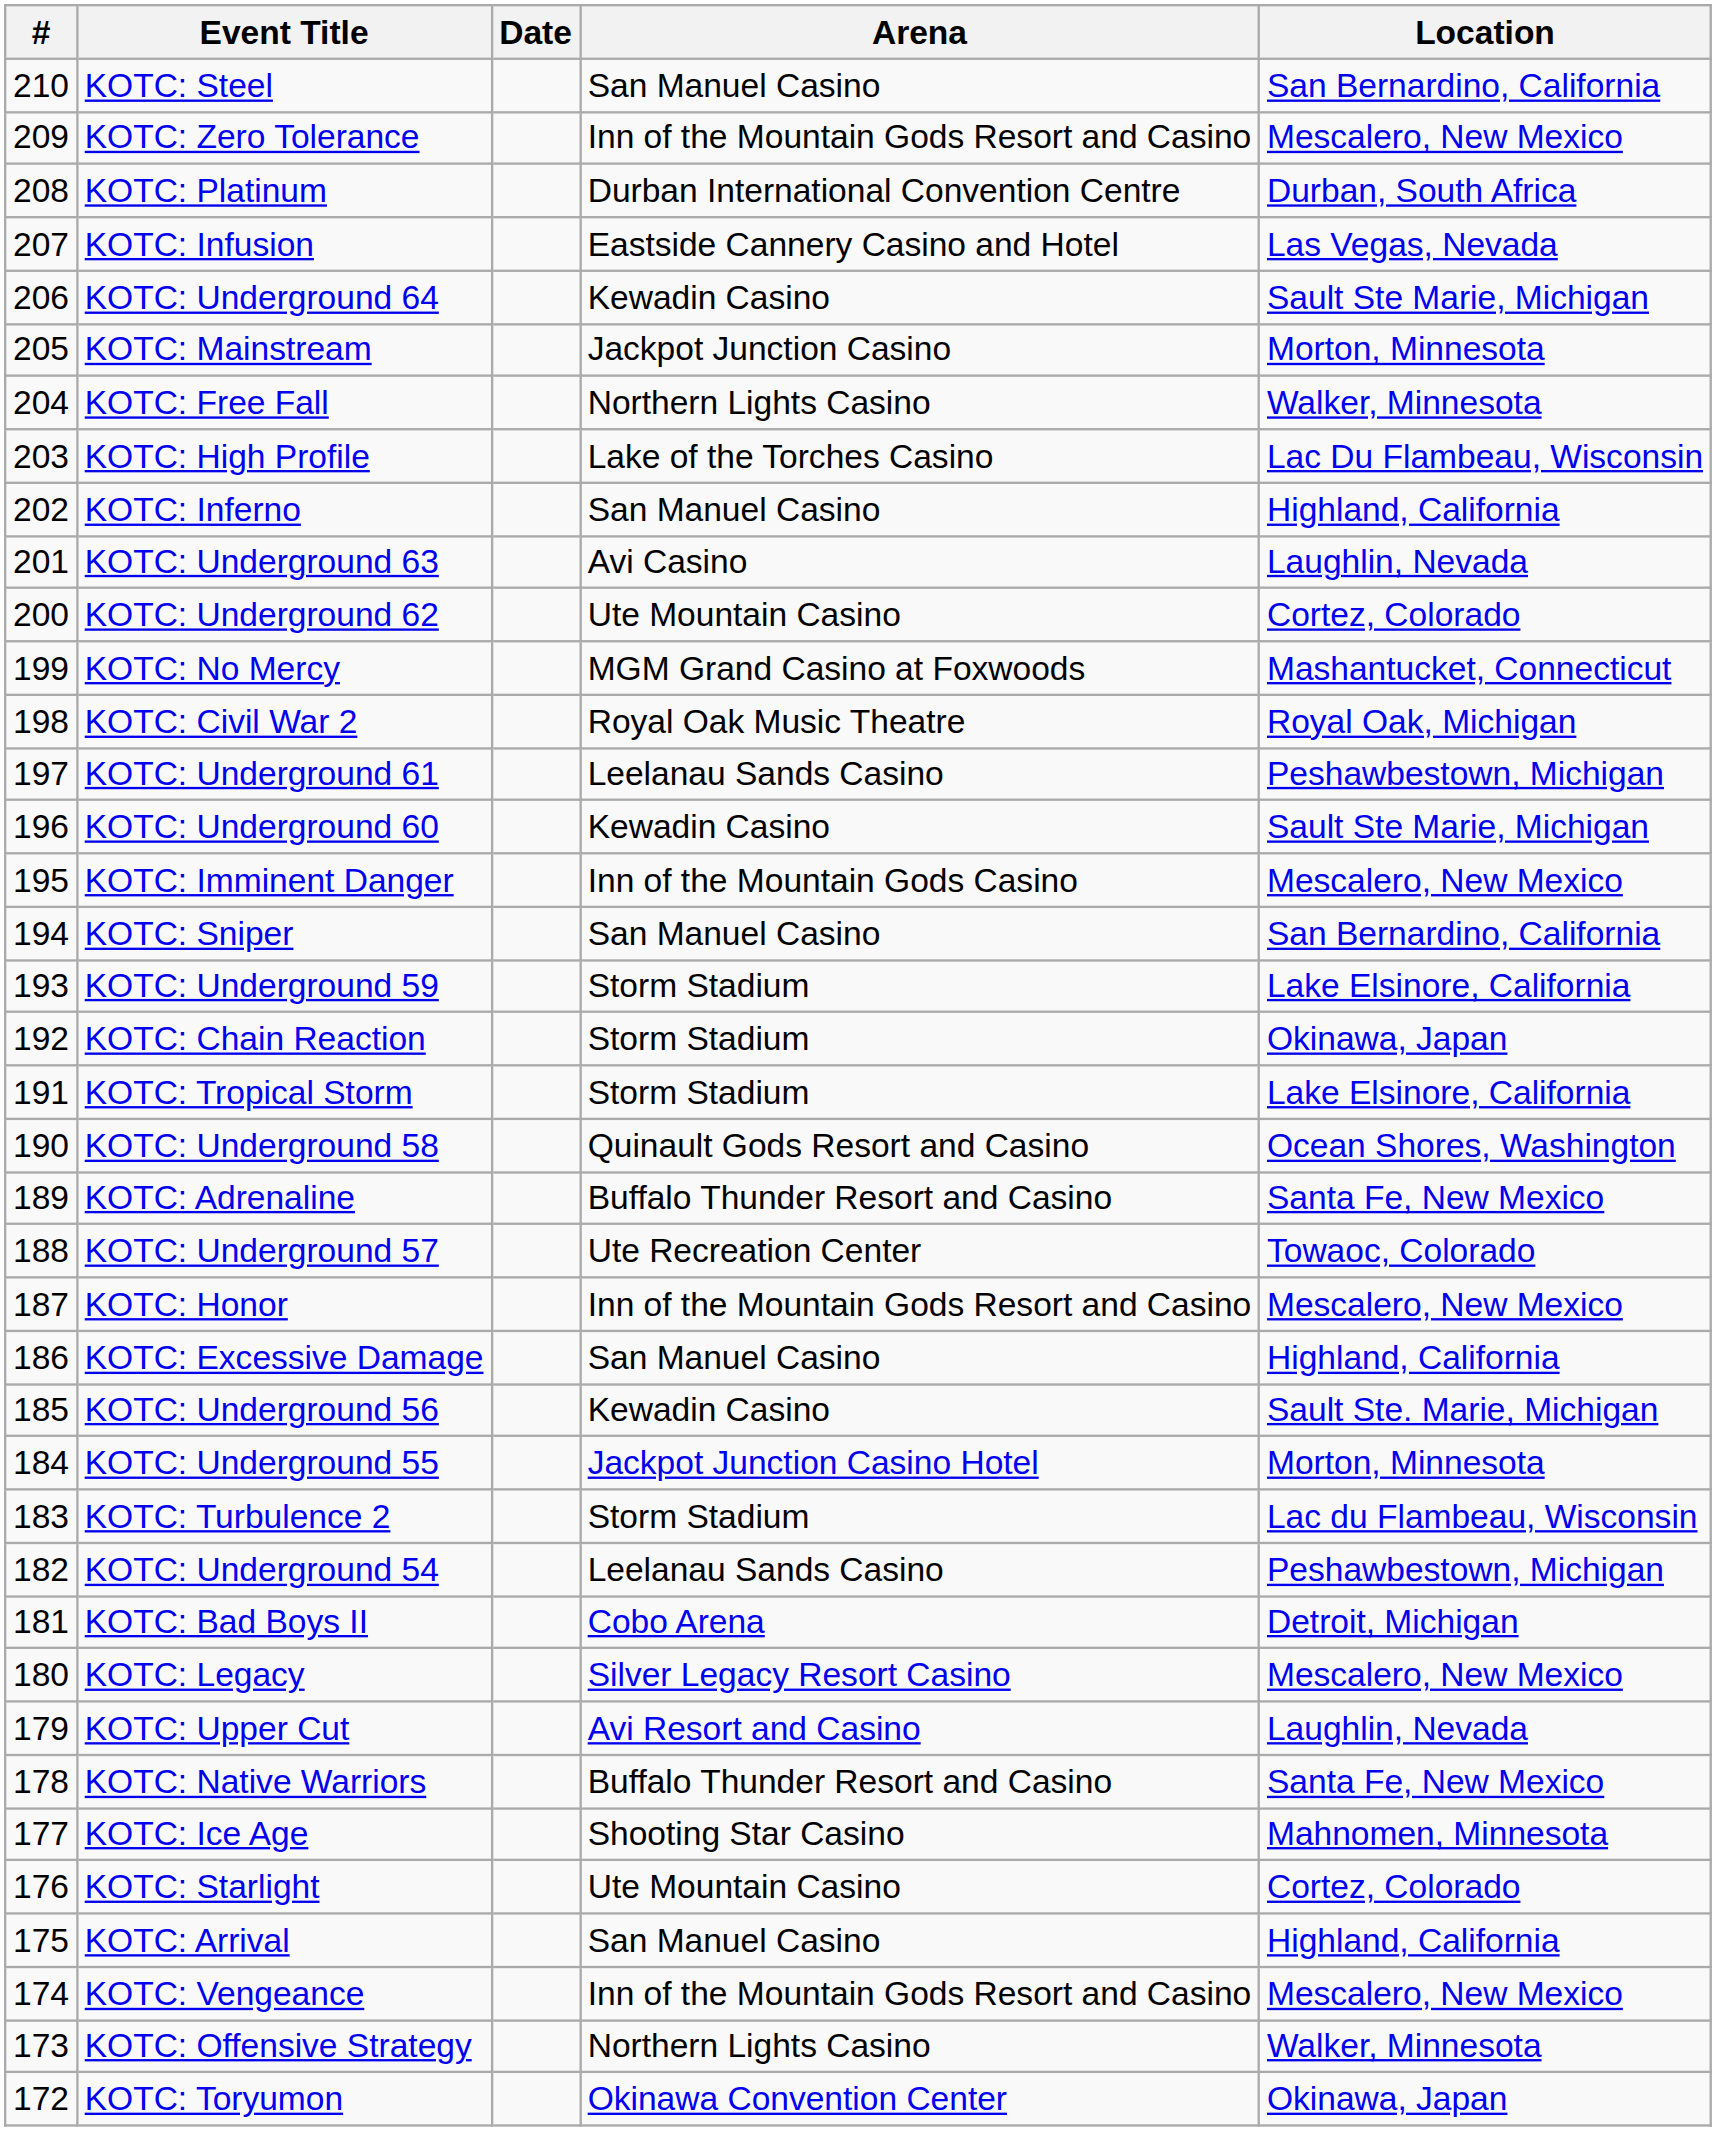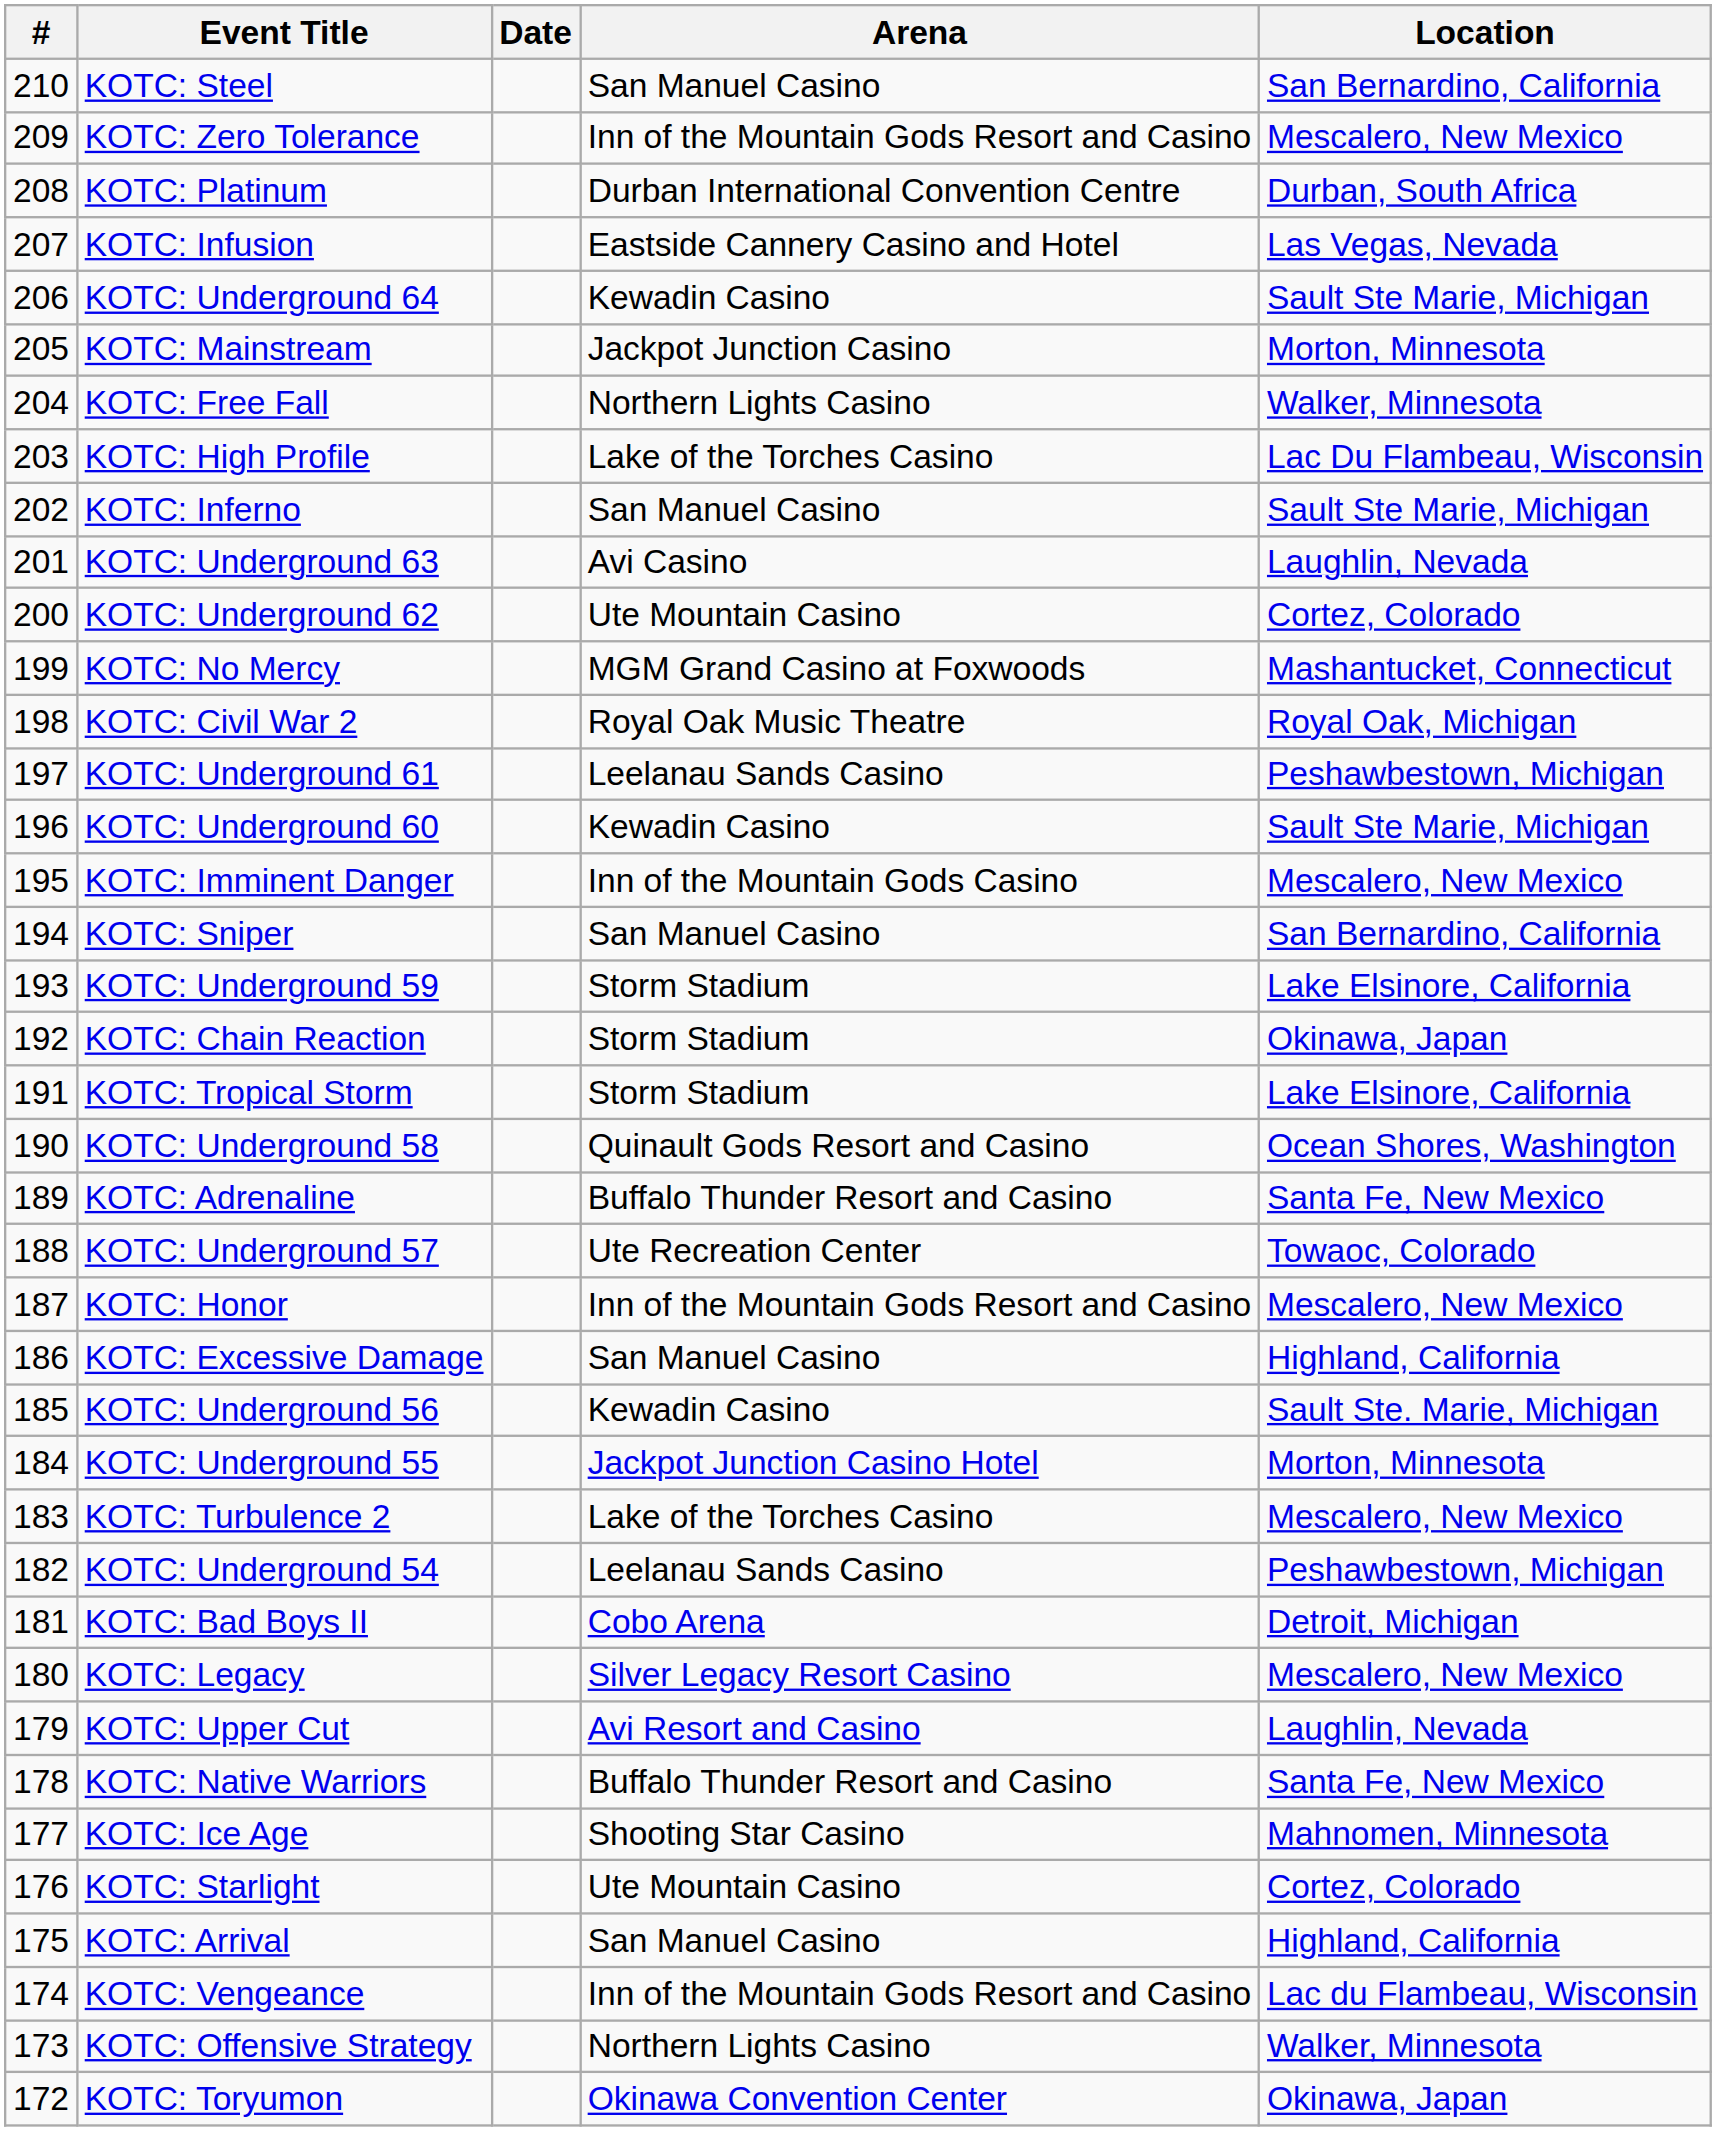(1413, 509) Highland, California -> (1458, 509) Sault Ste Marie, Michigan
(699, 1516) Storm Stadium -> (791, 1516) Lake of the Torches Casino
(1482, 1516) Lac du Flambeau, Wisconsin -> (1445, 1516) Mescalero, New Mexico
(1445, 1993) Mescalero, New Mexico -> (1482, 1993) Lac du Flambeau, Wisconsin
